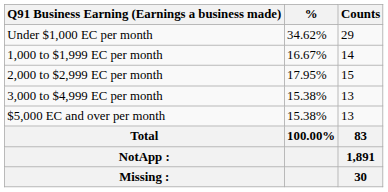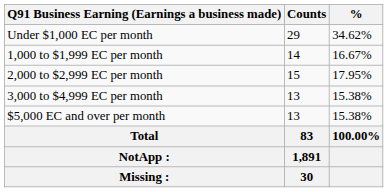columns swapped: (361, 14) <-> (311, 14)
